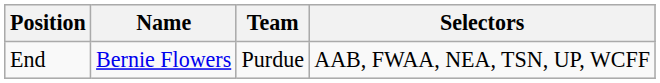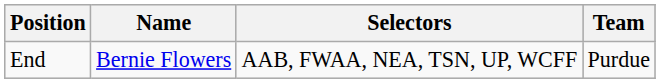columns swapped: (273, 23) <-> (482, 23)
